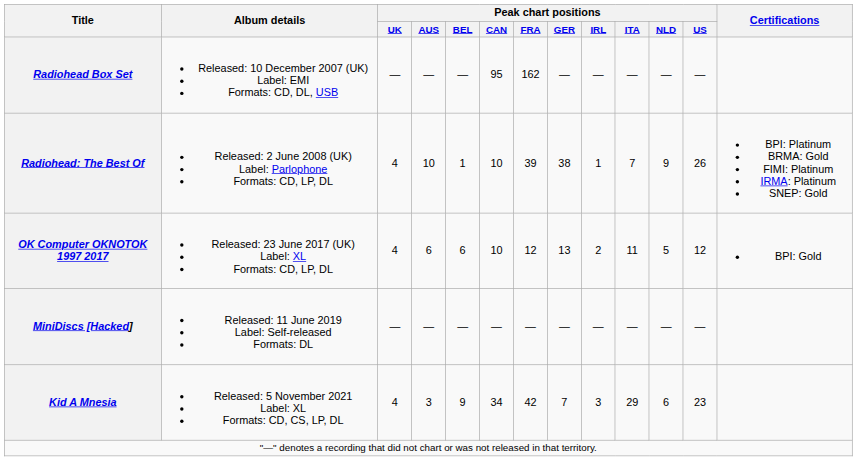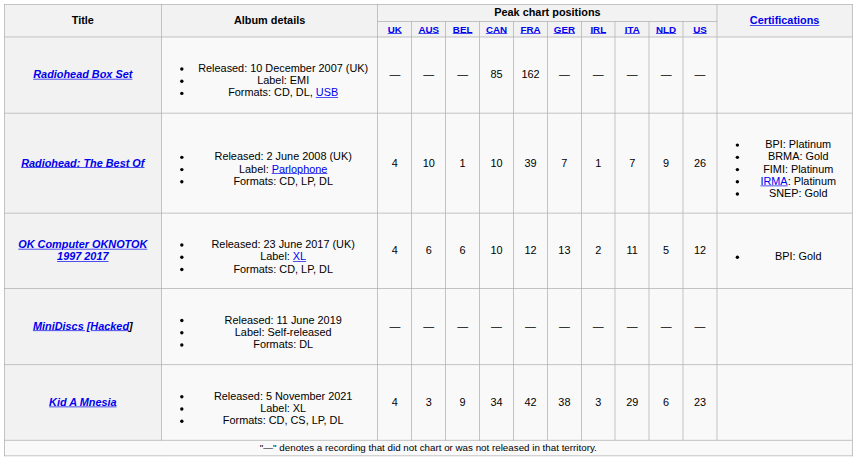(497, 75) 95 -> (497, 75) 85
(564, 163) 38 -> (564, 163) 7
(564, 402) 7 -> (564, 402) 38
